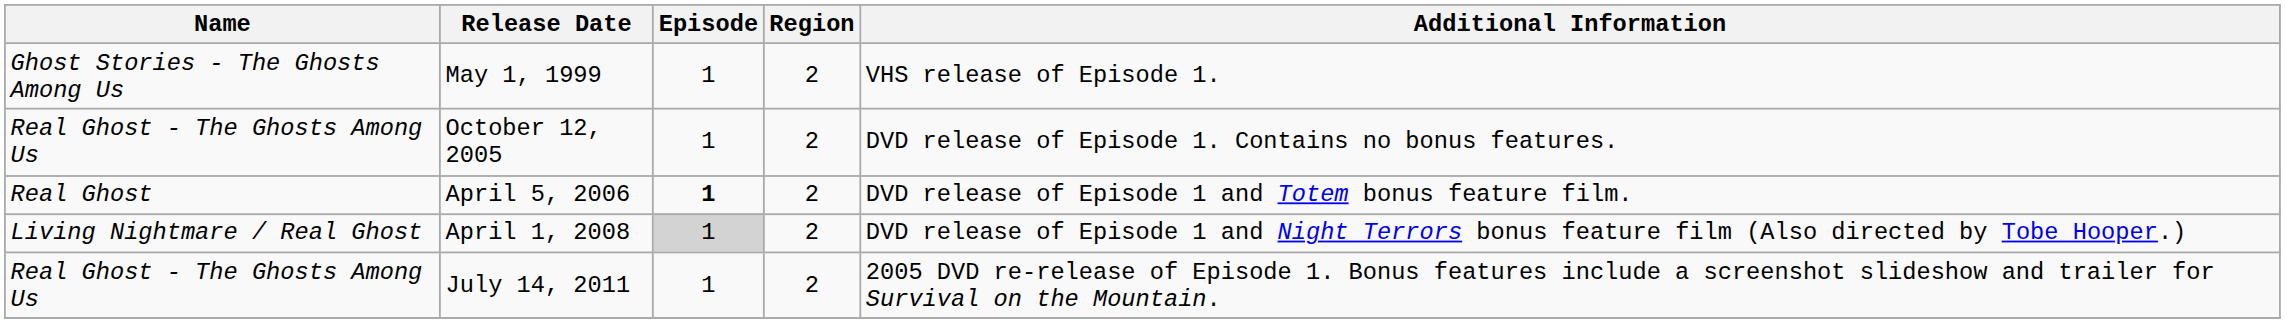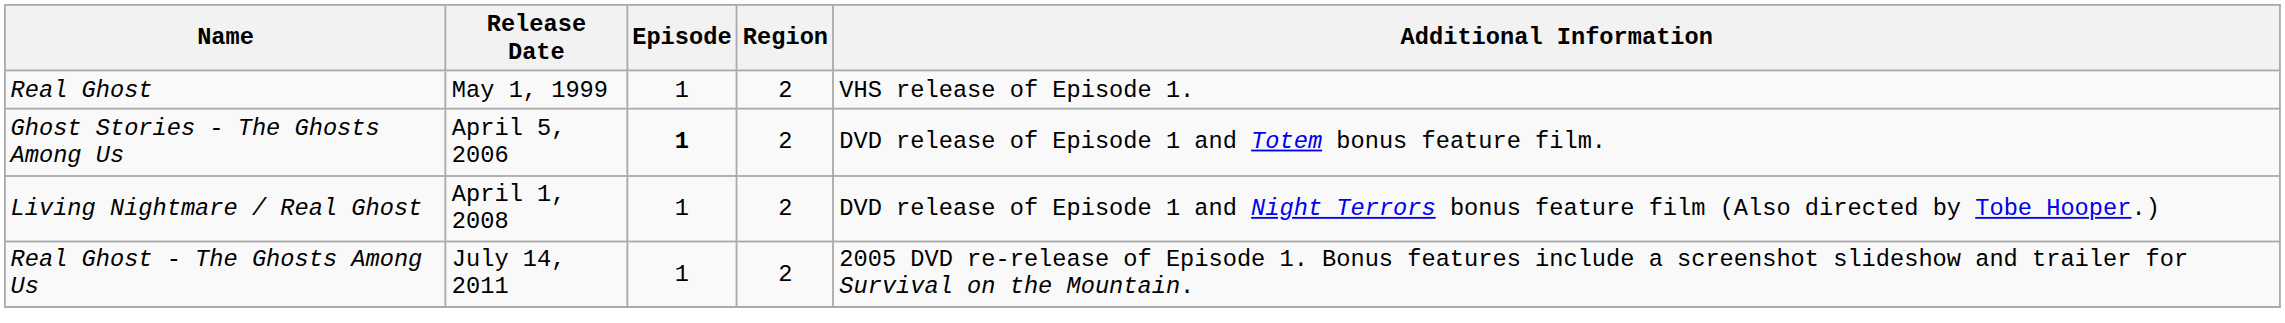(195, 76) Ghost Stories - The Ghosts Among Us -> (82, 90) Real Ghost
- row: (524, 142)
(82, 194) Real Ghost -> (195, 142) Ghost Stories - The Ghosts Among Us
(708, 233) lightgrey background -> (682, 208) no background
